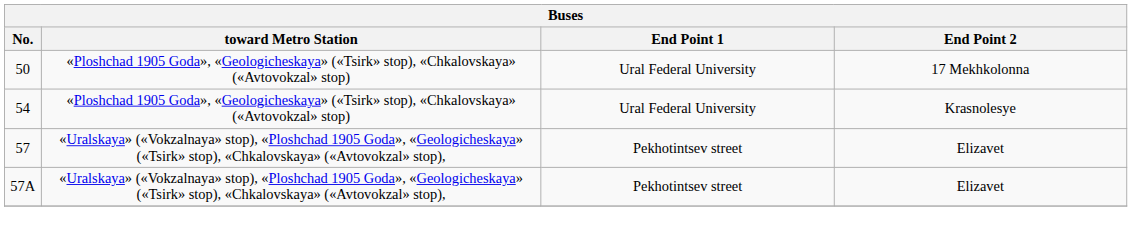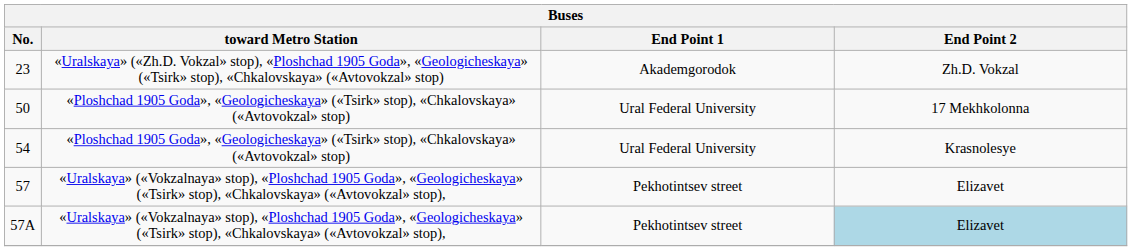+ row: (23, 69)
(980, 186) no background -> (980, 225) lightblue background
